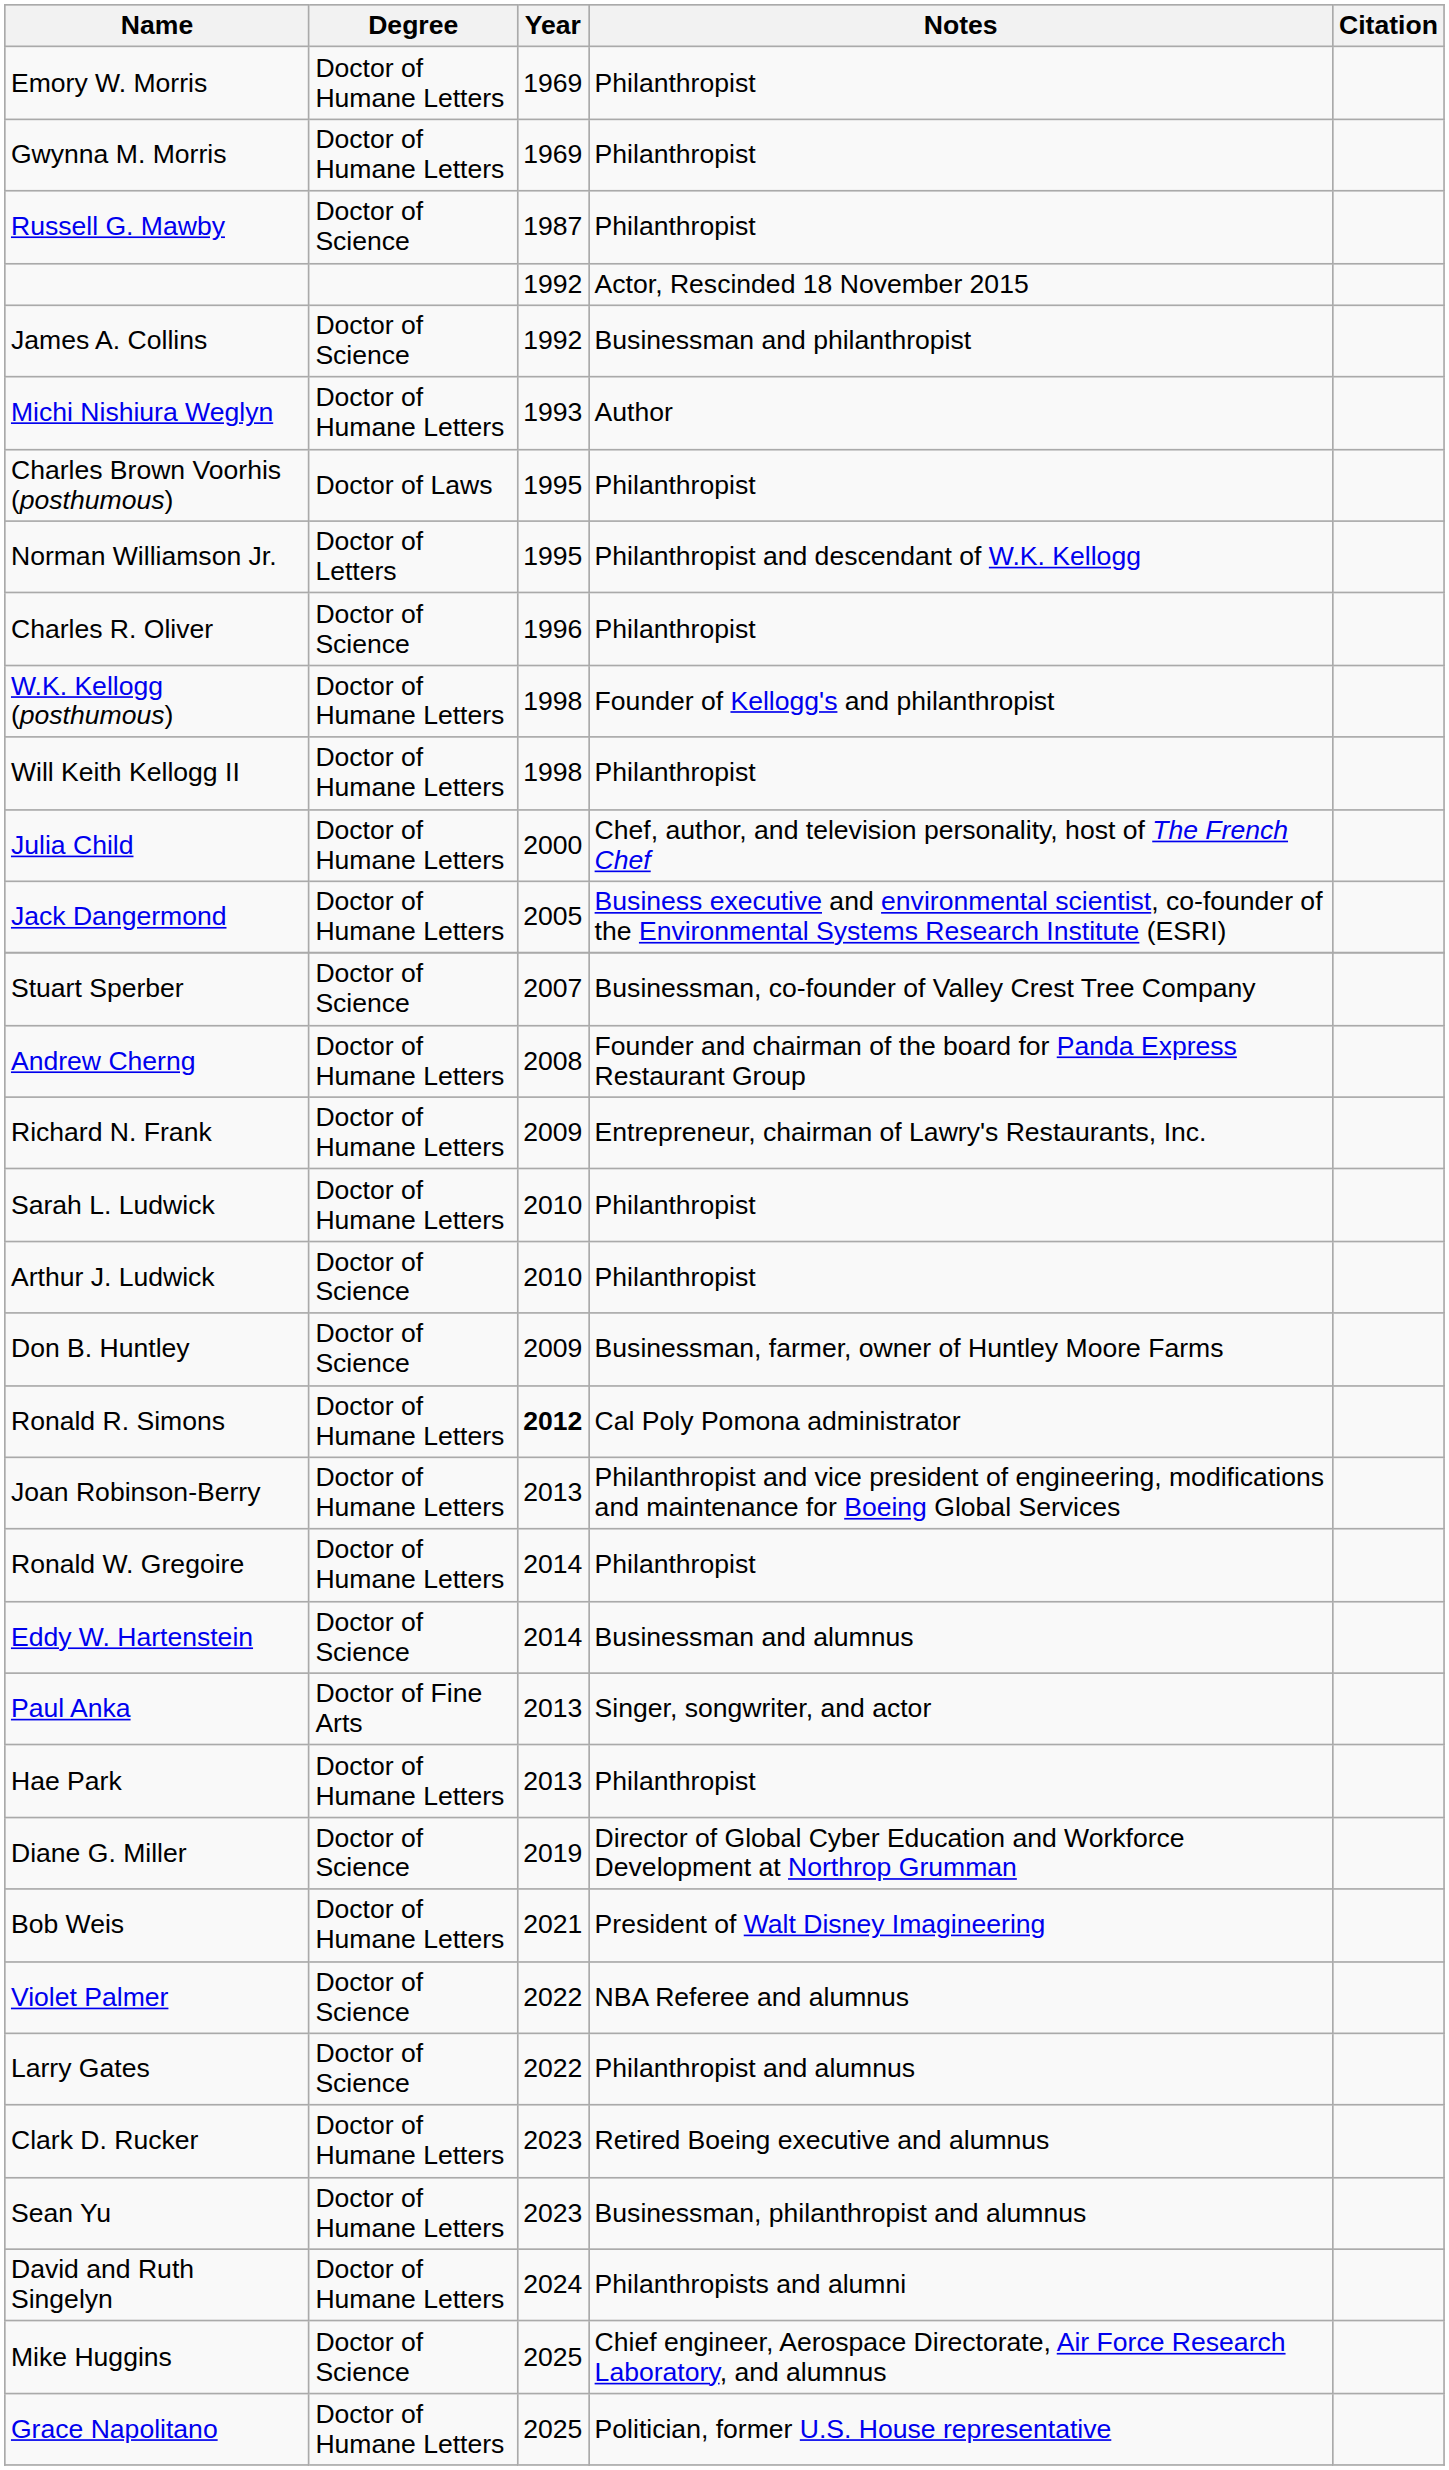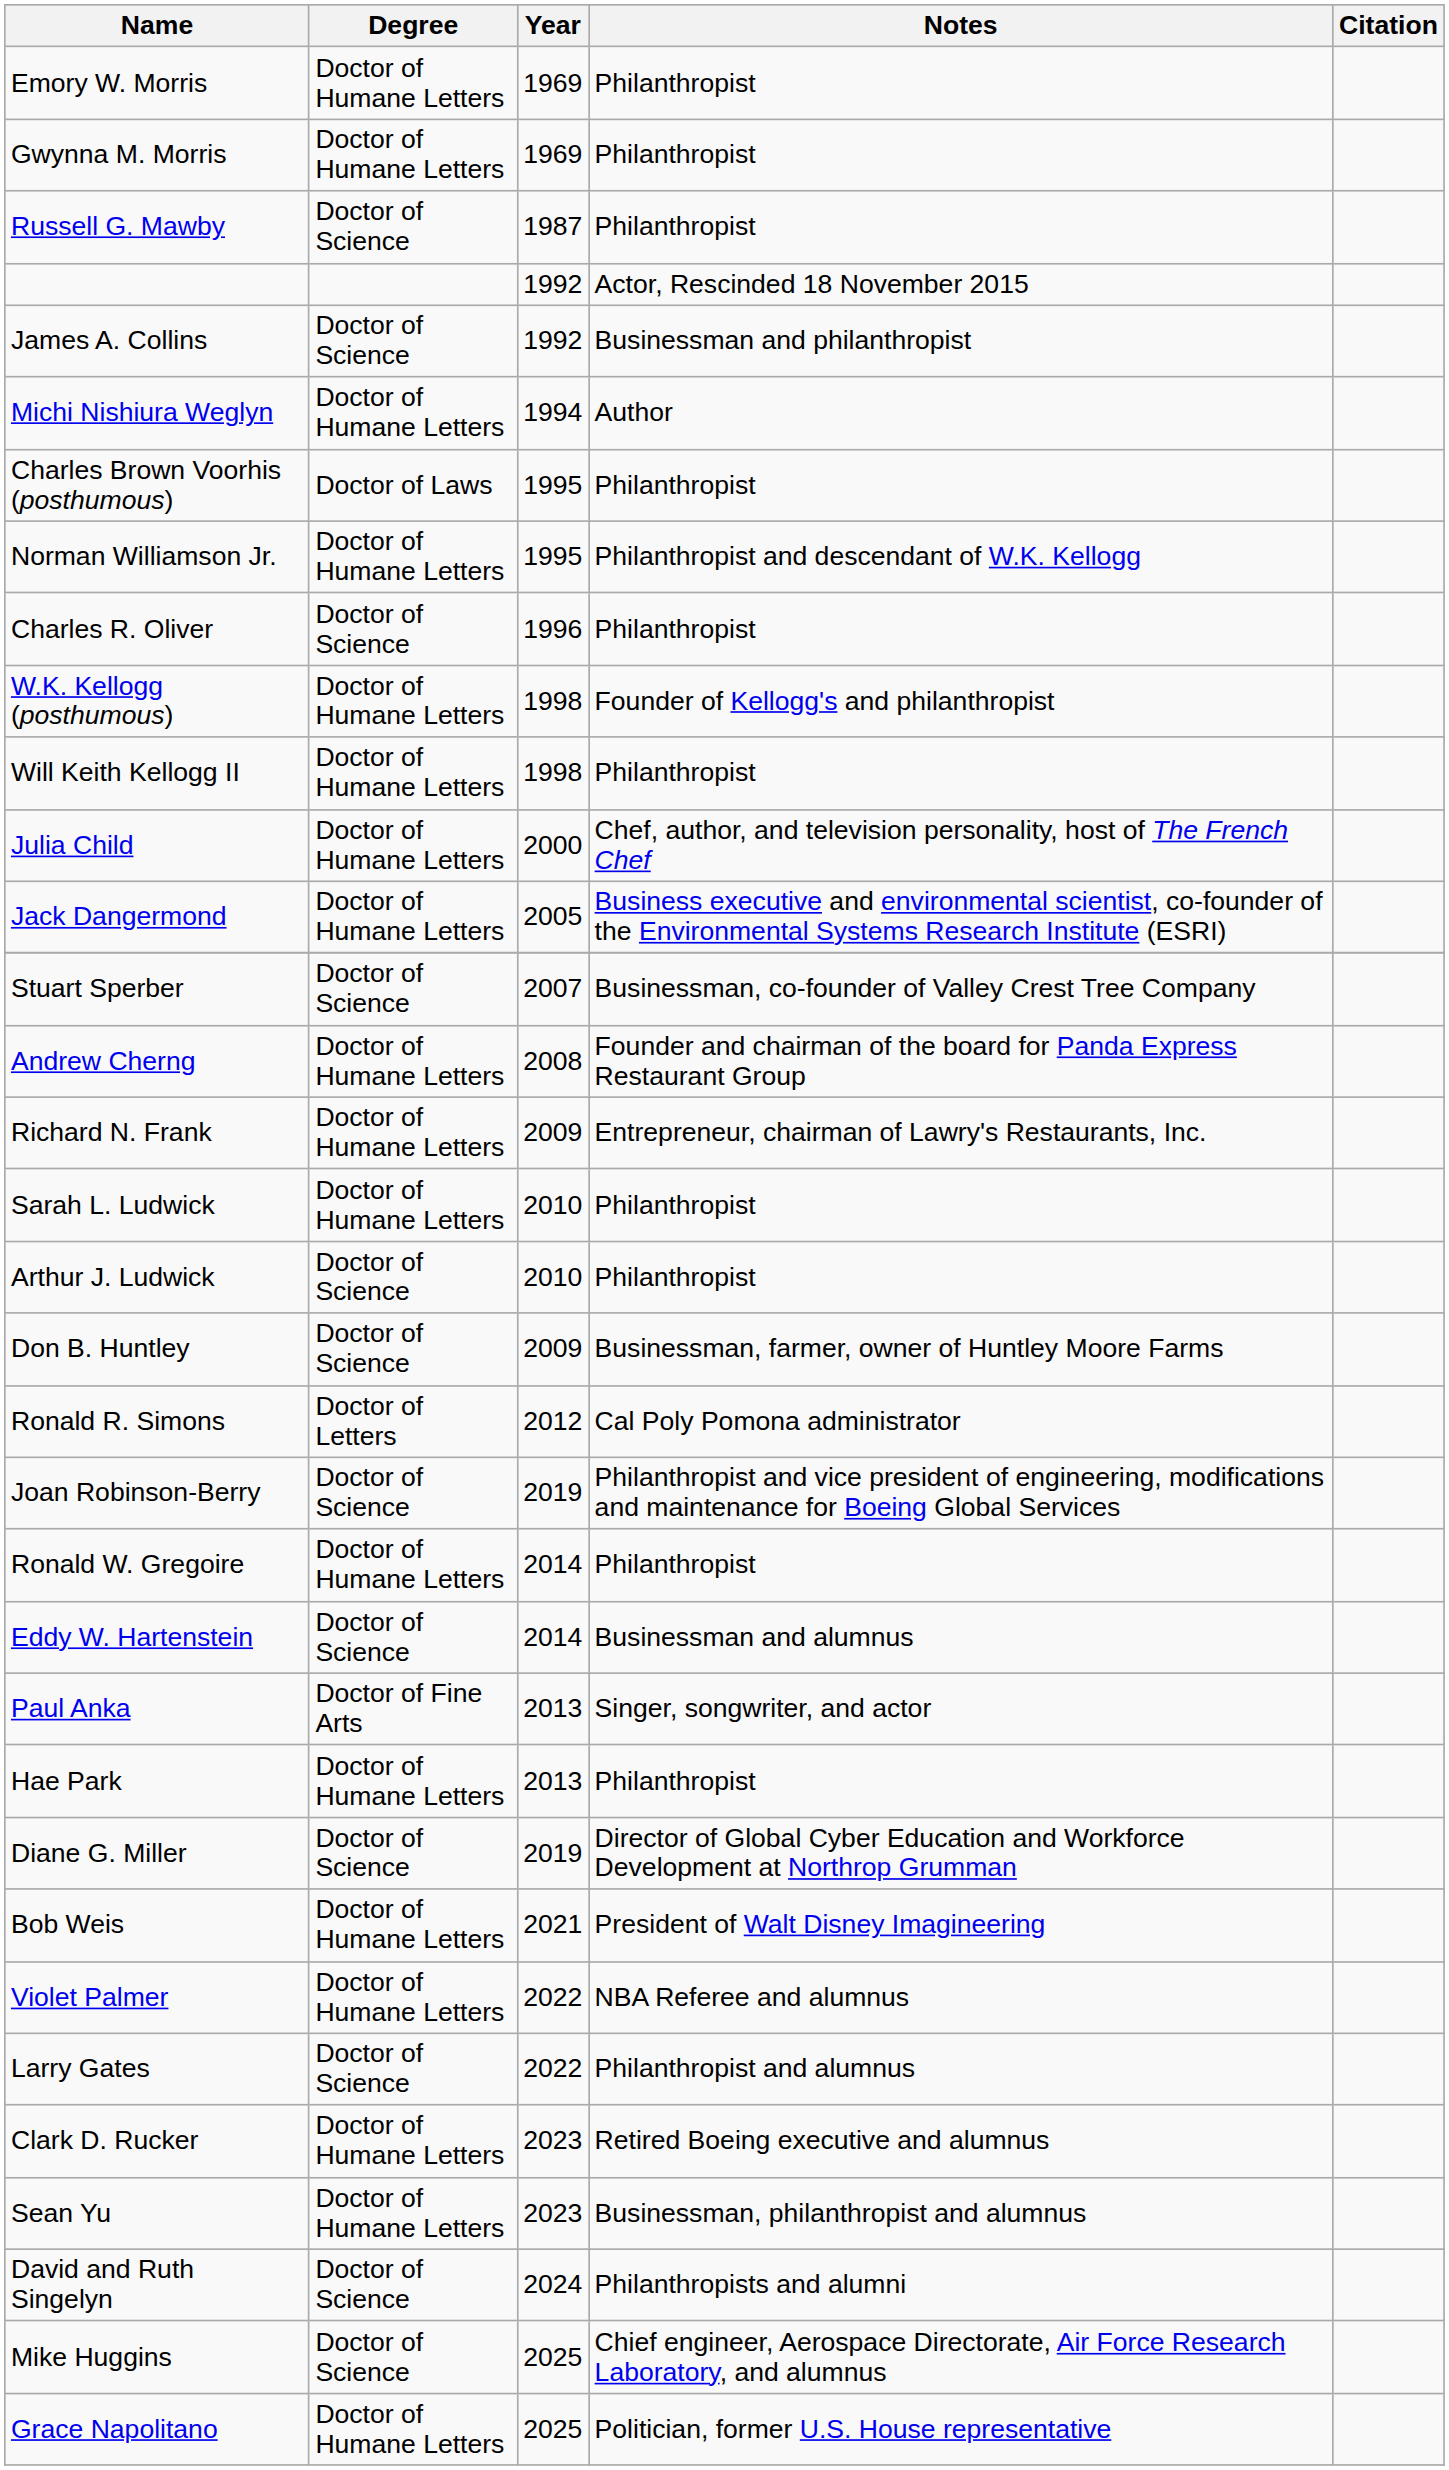(553, 412) 1993 -> (553, 412) 1994
(369, 556) Doctor of Letters -> (410, 556) Doctor of Humane Letters
(410, 1420) Doctor of Humane Letters -> (369, 1420) Doctor of Letters
(553, 1420) bold -> (553, 1420) normal
(410, 1492) Doctor of Humane Letters -> (369, 1492) Doctor of Science
(553, 1492) 2013 -> (553, 1492) 2019
(369, 1996) Doctor of Science -> (410, 1996) Doctor of Humane Letters
(410, 2284) Doctor of Humane Letters -> (369, 2284) Doctor of Science
